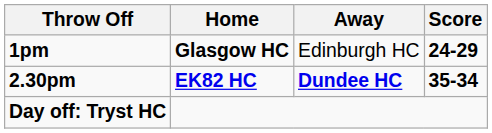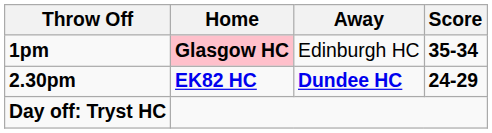(232, 50) no background -> (232, 50) pink background
(453, 50) 24-29 -> (453, 50) 35-34
(453, 81) 35-34 -> (453, 81) 24-29
